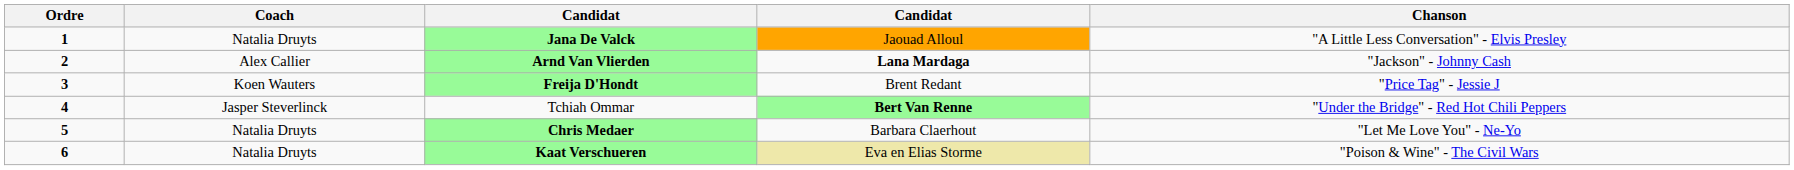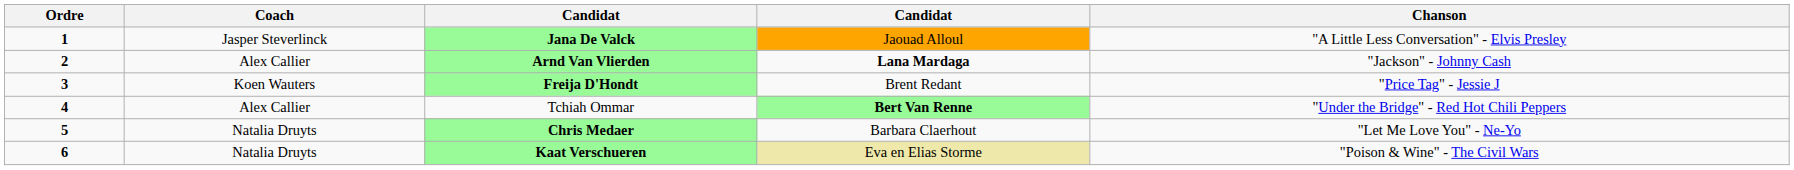(275, 38) Natalia Druyts -> (275, 38) Jasper Steverlinck
(275, 107) Jasper Steverlinck -> (275, 107) Alex Callier
